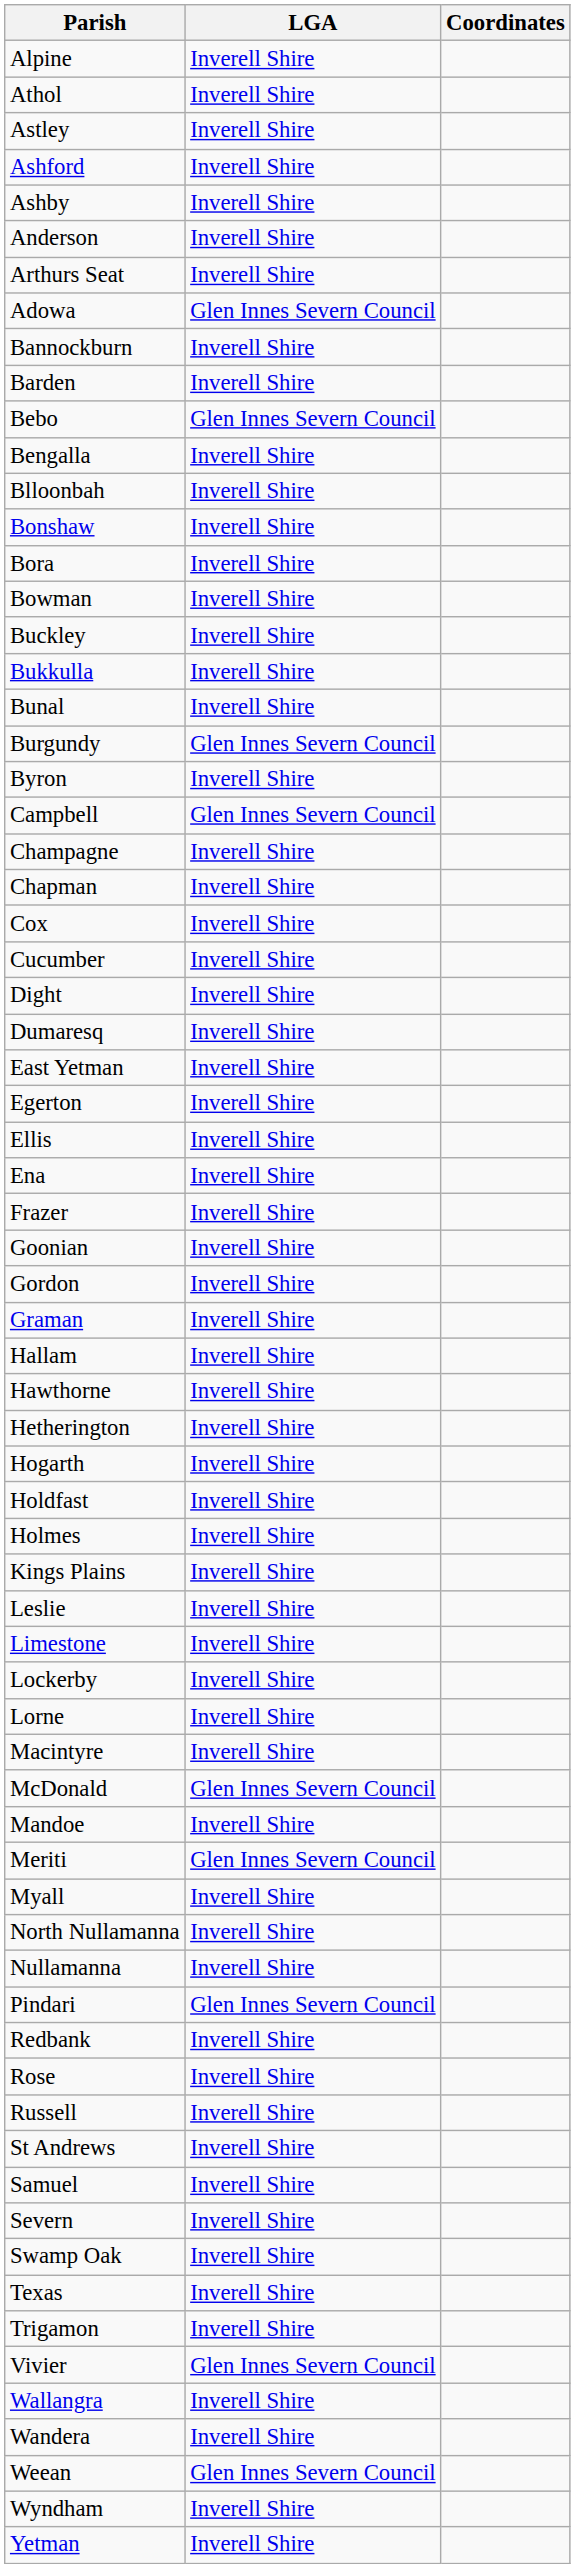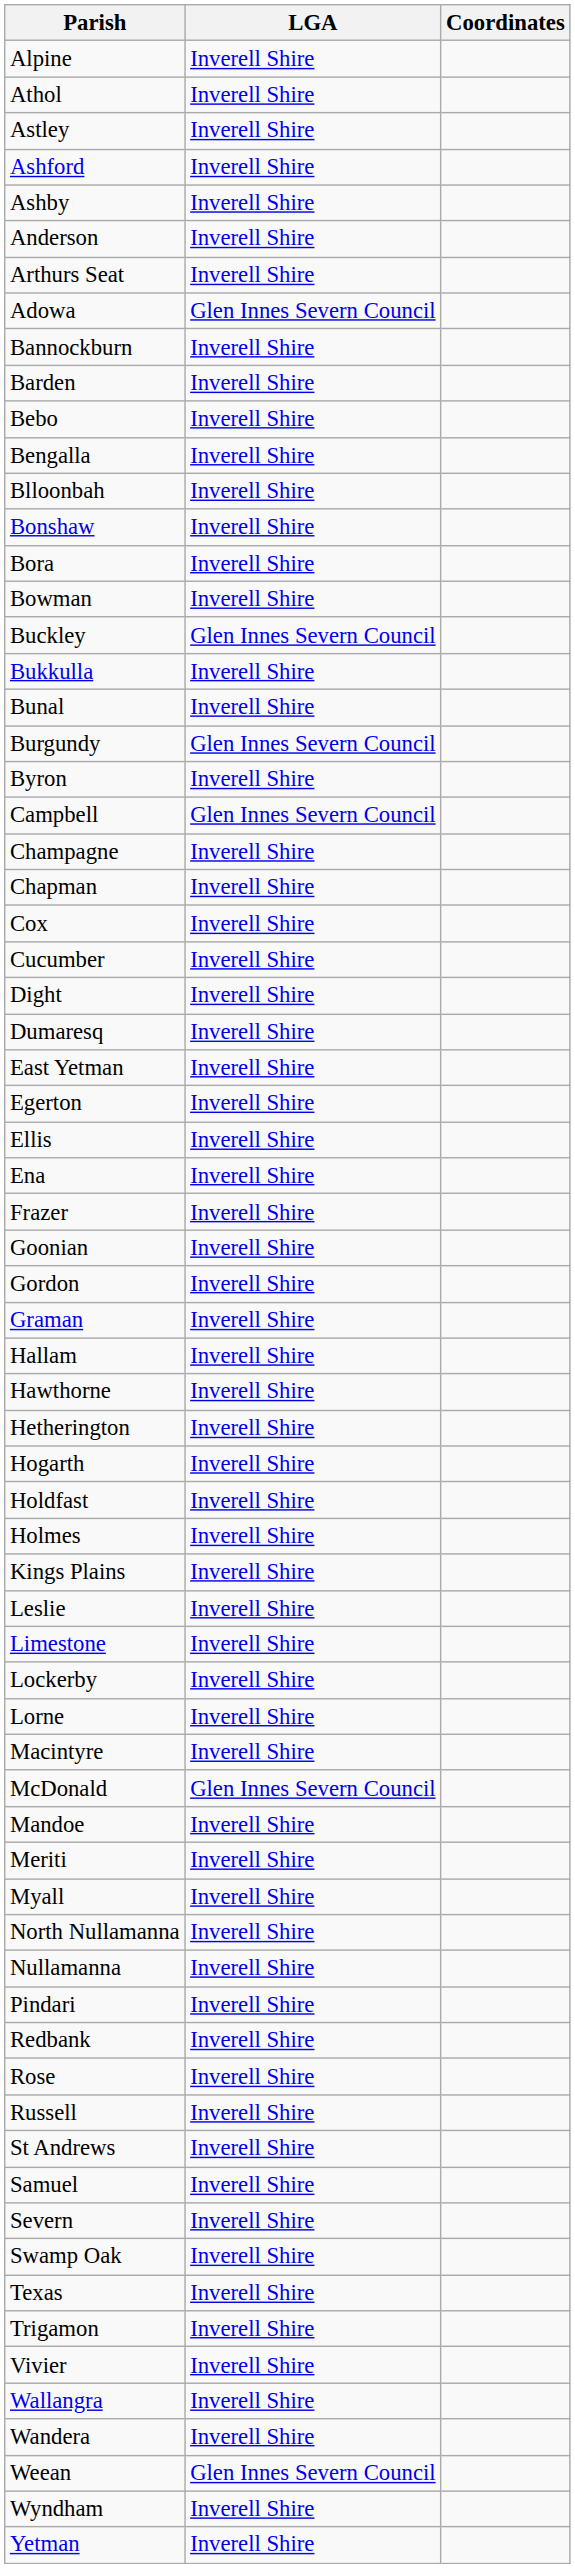(313, 418) Glen Innes Severn Council -> (252, 418) Inverell Shire
(252, 635) Inverell Shire -> (313, 635) Glen Innes Severn Council
(313, 1860) Glen Innes Severn Council -> (252, 1860) Inverell Shire
(313, 2004) Glen Innes Severn Council -> (252, 2004) Inverell Shire
(313, 2364) Glen Innes Severn Council -> (252, 2364) Inverell Shire
